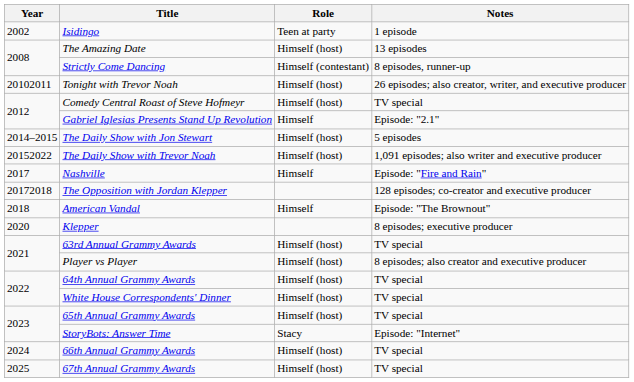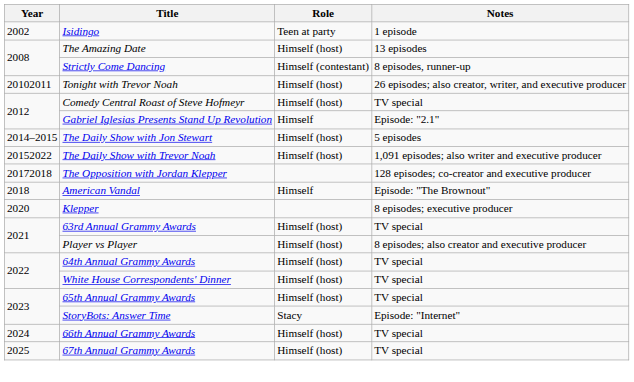- row: (84, 173)
